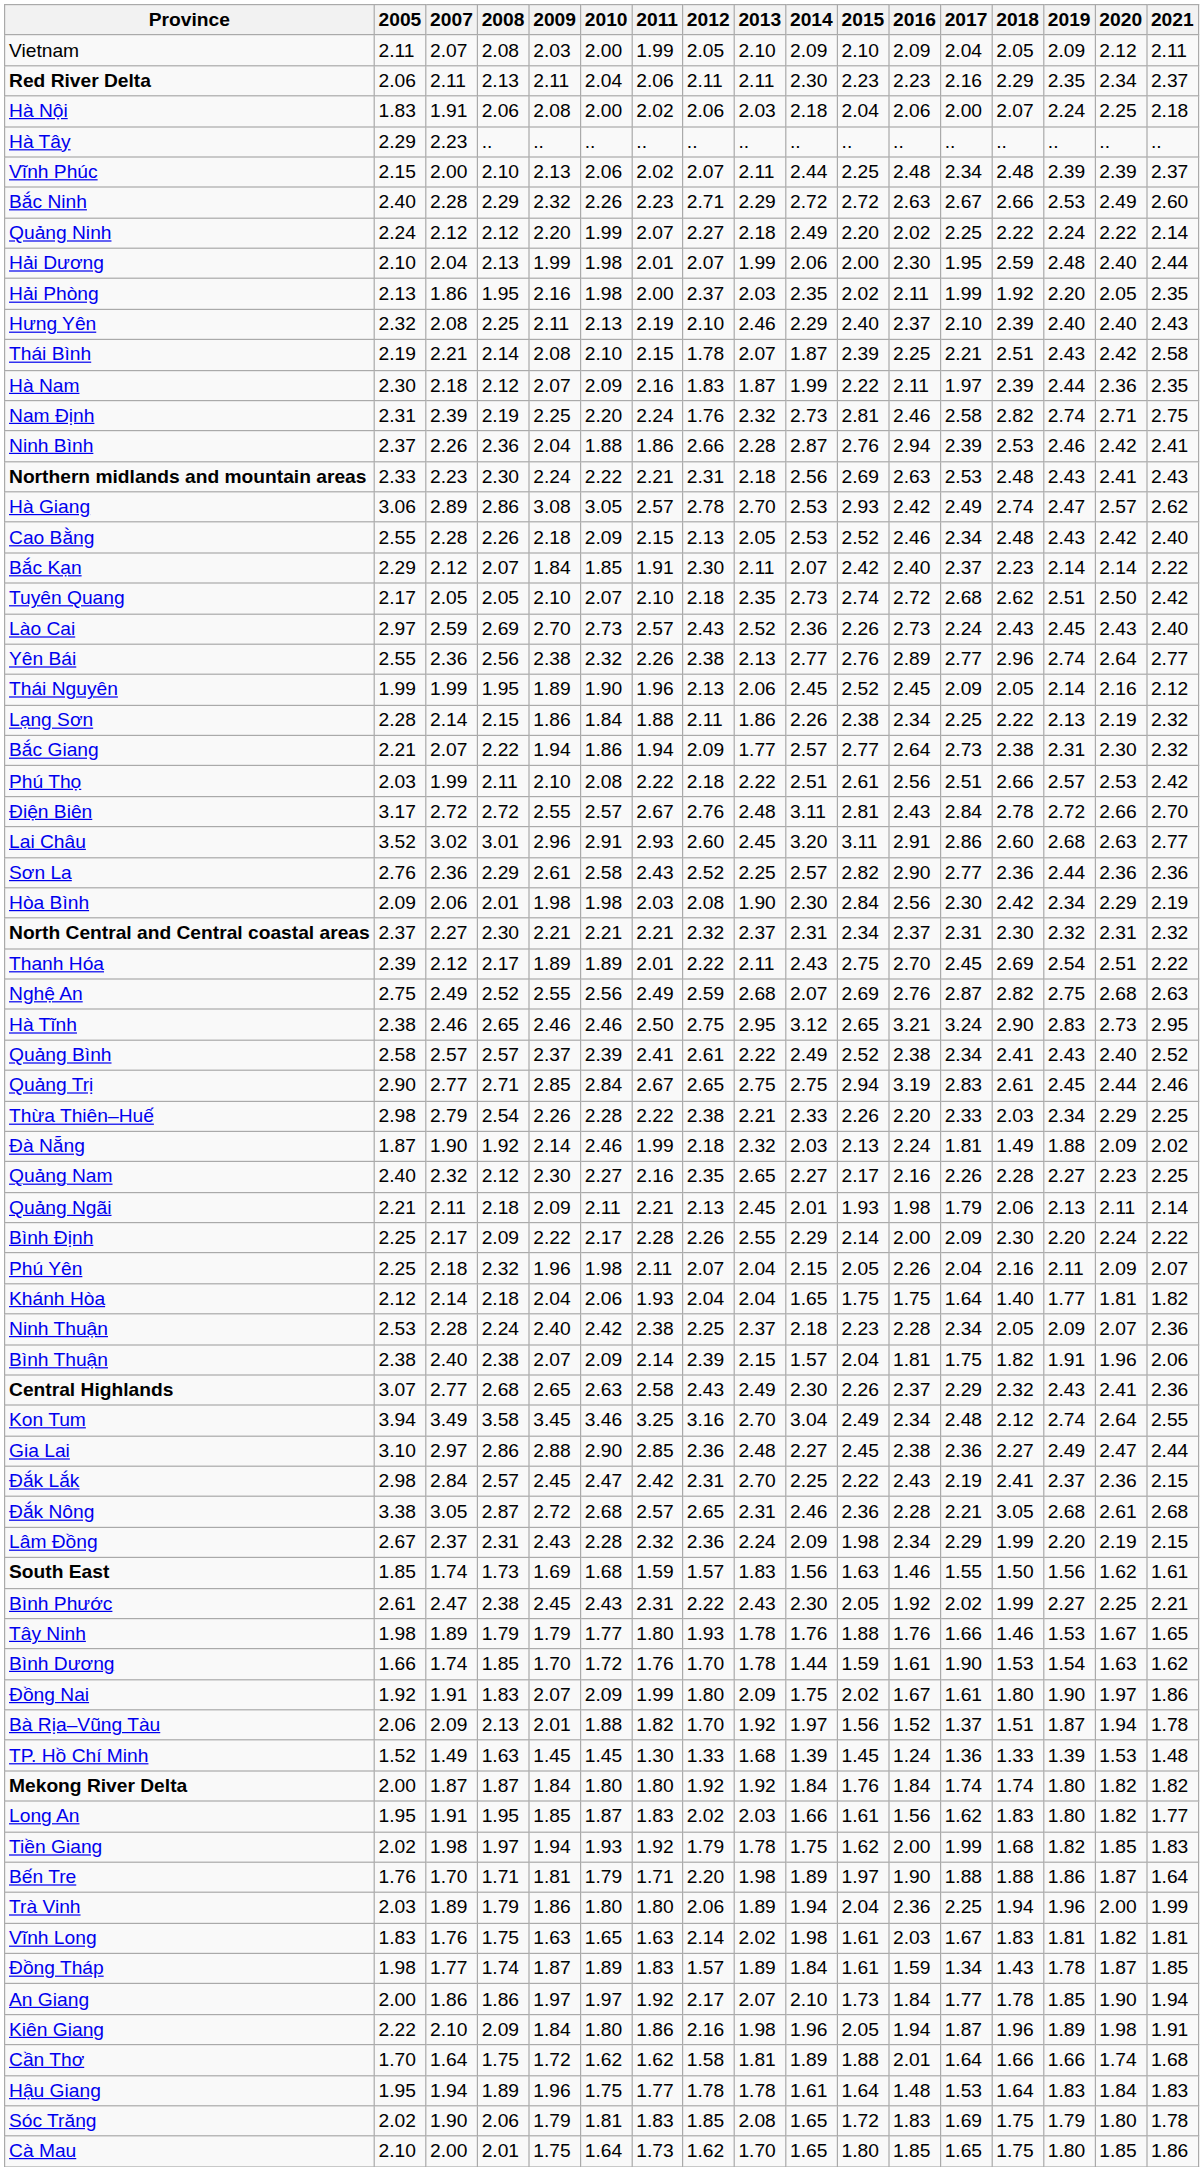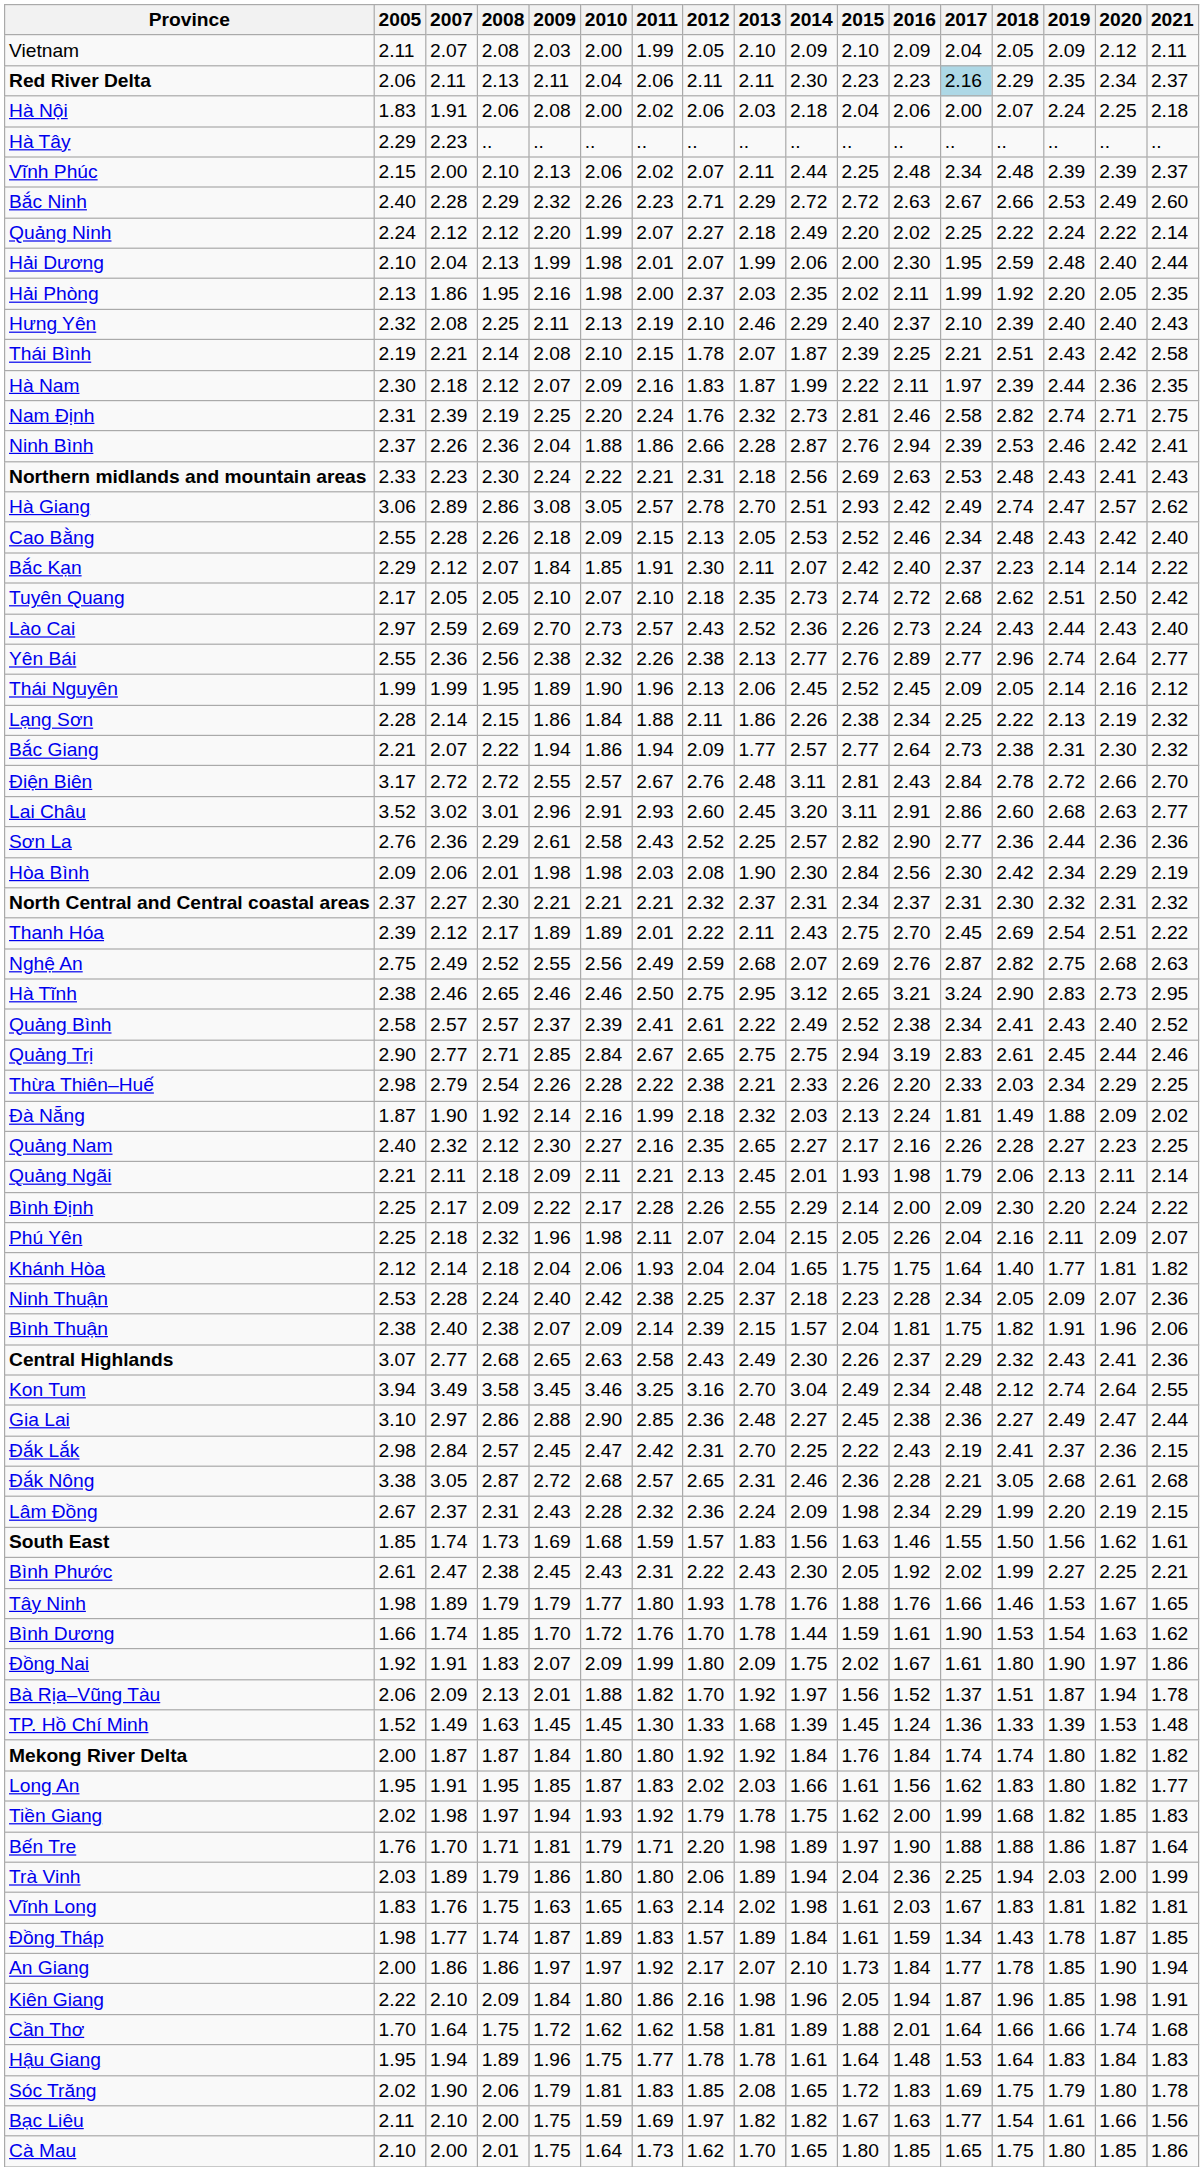(963, 80) no background -> (963, 80) lightblue background
(809, 506) 2.53 -> (809, 506) 2.51
(1066, 628) 2.45 -> (1066, 628) 2.44
- row: (45, 780)
(603, 1146) 2.46 -> (603, 1115) 2.16
(1066, 1907) 1.96 -> (1066, 1877) 2.03
(1066, 2029) 1.89 -> (1066, 1998) 1.85
+ row: (46, 2120)
